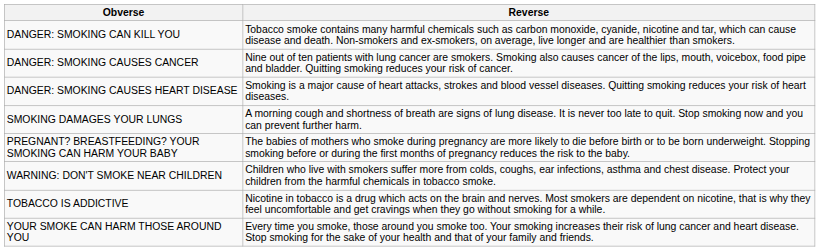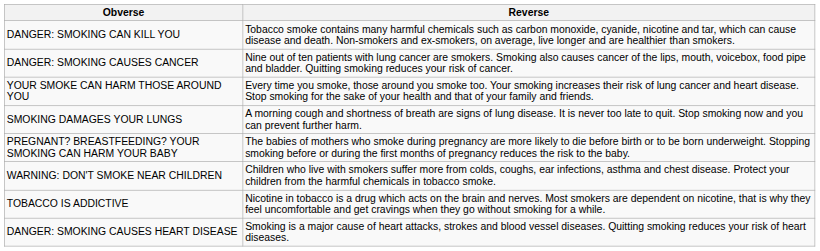rows swapped: (122, 91) <-> (114, 232)
